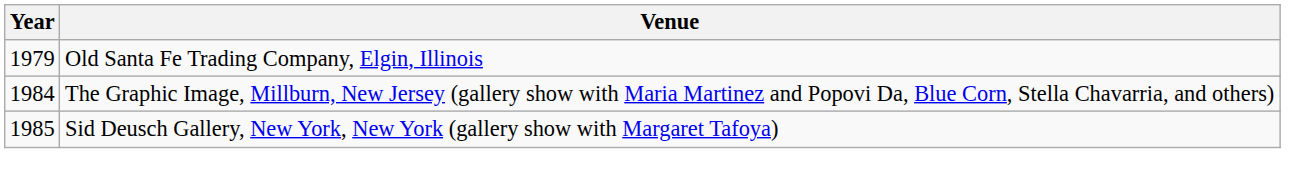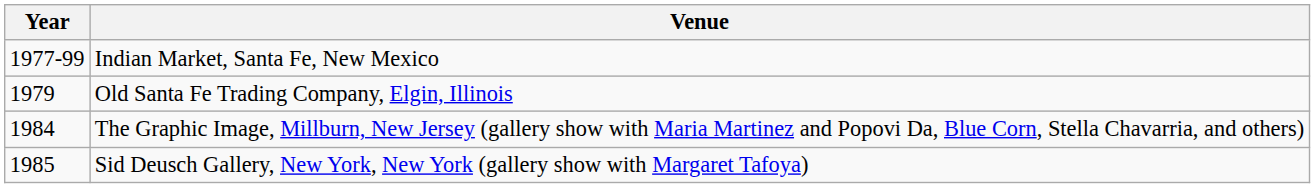+ row: (267, 57)
